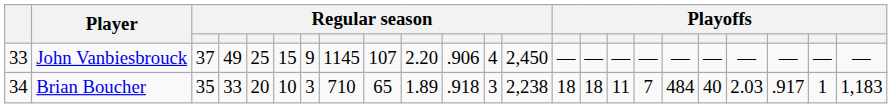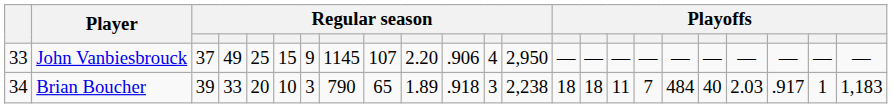(527, 57) 2,450 -> (527, 57) 2,950
(205, 87) 35 -> (205, 87) 39
(342, 87) 710 -> (342, 87) 790
